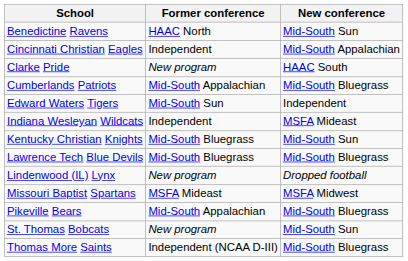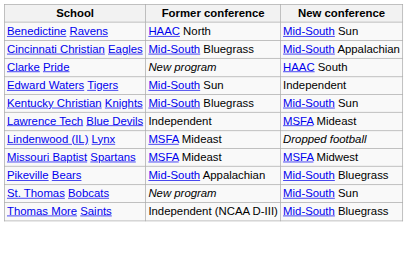(180, 49) Independent -> (201, 49) Mid-South Bluegrass
- row: (62, 85)
- row: (75, 121)
(201, 157) Mid-South Bluegrass -> (180, 121) Independent
(336, 157) Mid-South Bluegrass -> (320, 121) MSFA Mideast
(182, 175) New program -> (185, 139) MSFA Mideast
